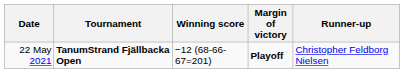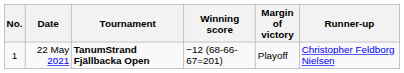+ column: (15, 23)
(267, 56) bold -> (273, 56) normal
